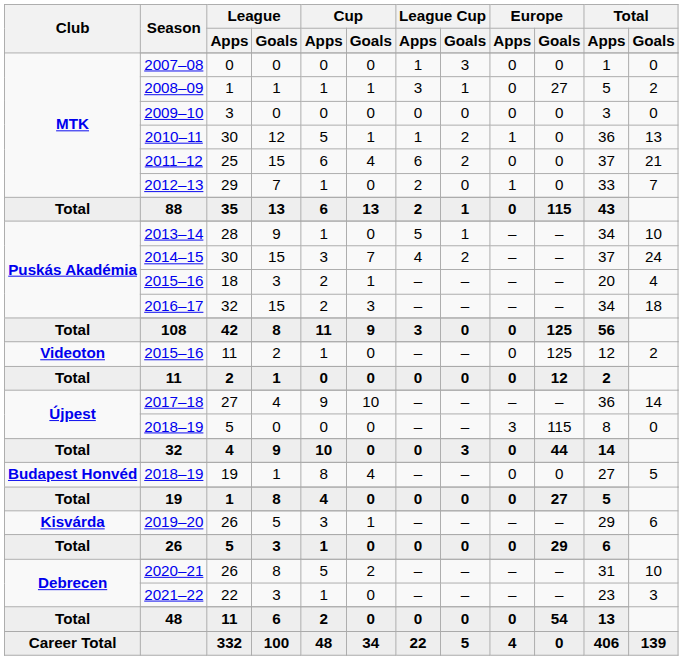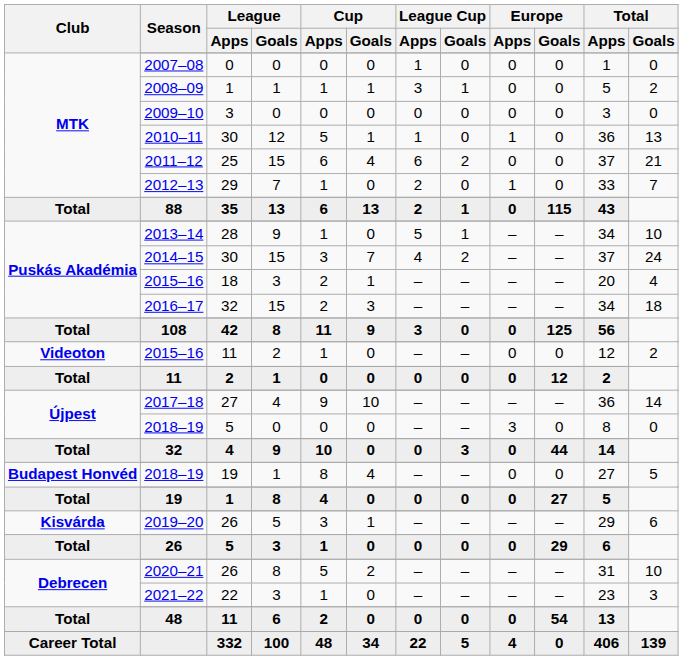(465, 64) 3 -> (465, 64) 0
(559, 88) 27 -> (559, 88) 0
(465, 137) 2 -> (465, 137) 0
(559, 354) 125 -> (559, 354) 0
(559, 426) 115 -> (559, 426) 0
